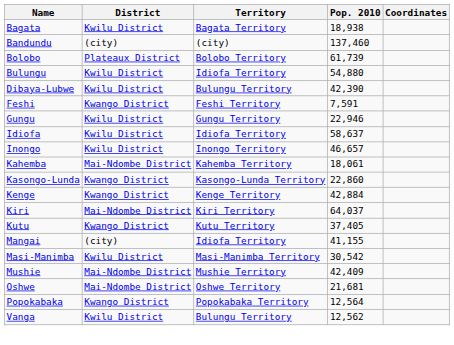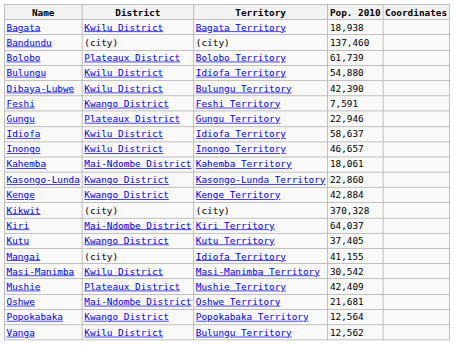(124, 119) Kwilu District -> (132, 119) Plateaux District
+ row: (23, 210)
(138, 271) Mai-Ndombe District -> (132, 287) Plateaux District
